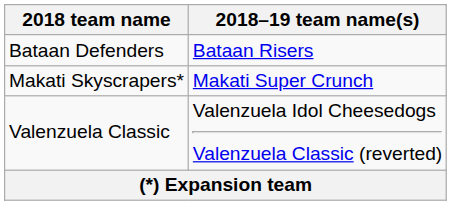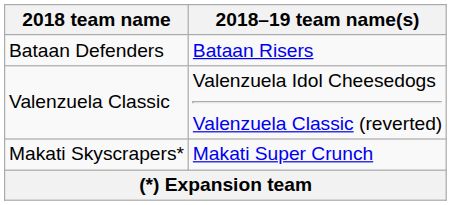rows swapped: (97, 80) <-> (89, 132)
